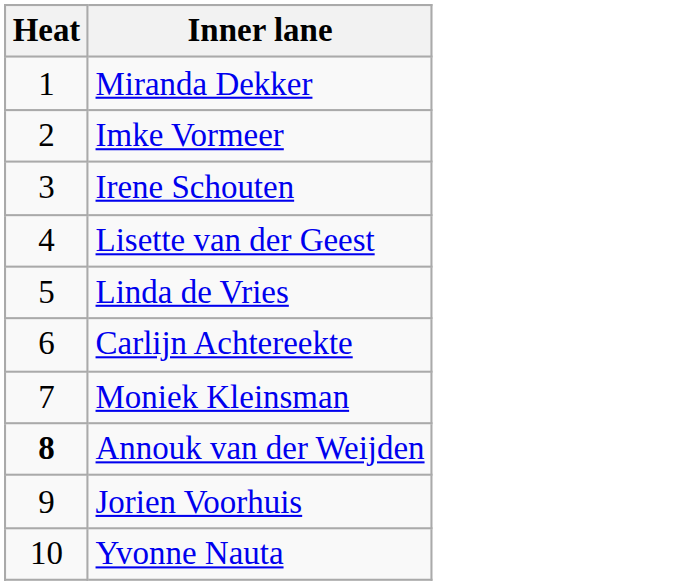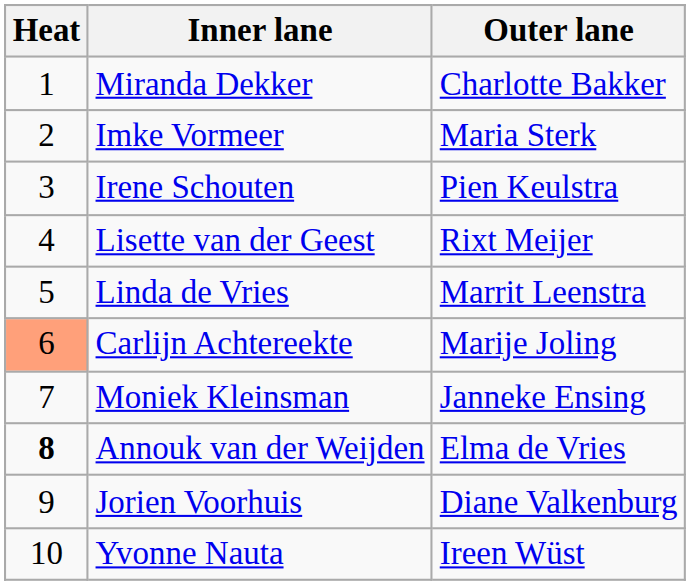+ column: (559, 30)
(46, 344) no background -> (46, 344) lightsalmon background
